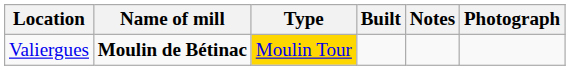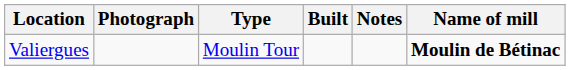columns swapped: (172, 19) <-> (512, 19)
(304, 49) gold background -> (251, 49) no background
